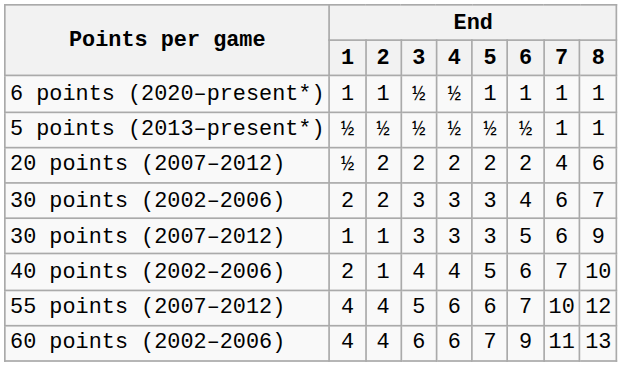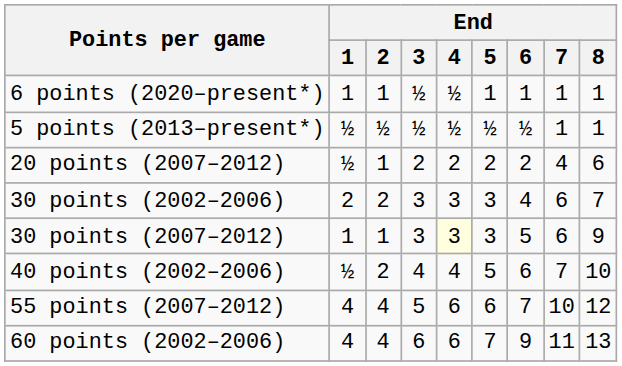(383, 165) 2 -> (383, 165) 1
(454, 236) no background -> (454, 236) lightyellow background
(348, 272) 2 -> (348, 272) ½
(383, 272) 1 -> (383, 272) 2
